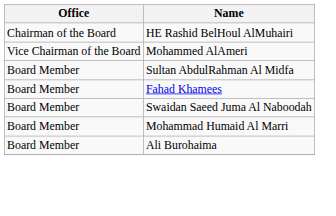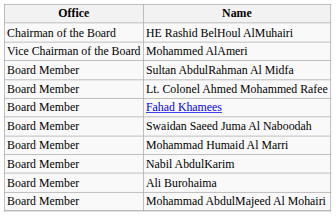+ row: (237, 88)
+ row: (190, 164)
+ row: (236, 201)
